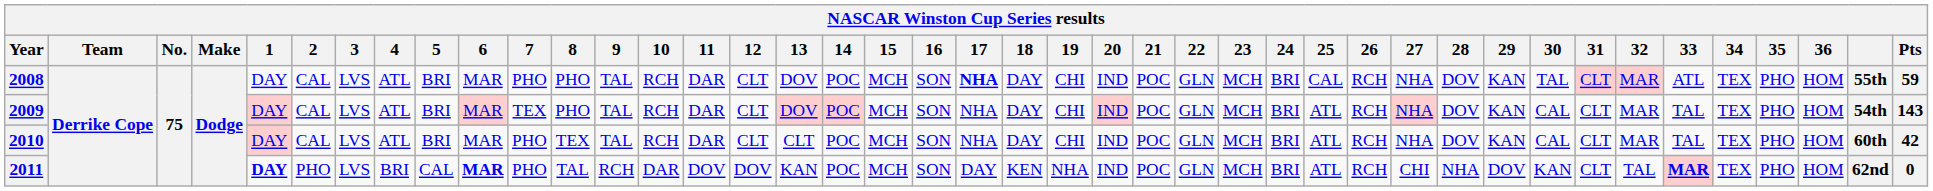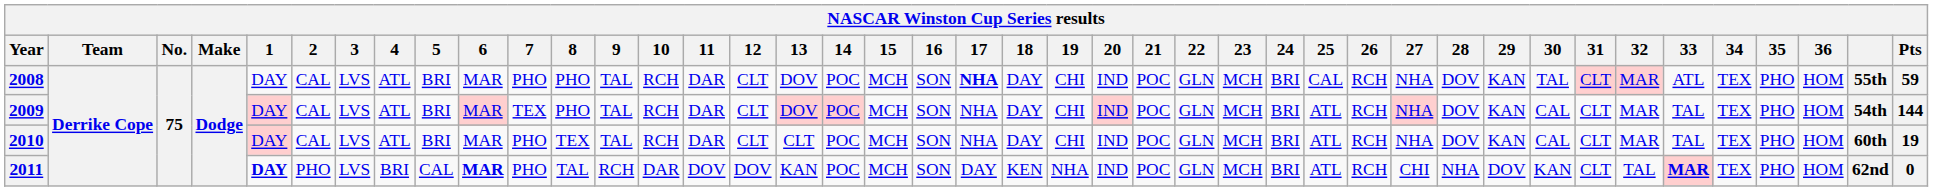(1910, 109) 143 -> (1910, 109) 144
(1910, 140) 42 -> (1910, 140) 19
